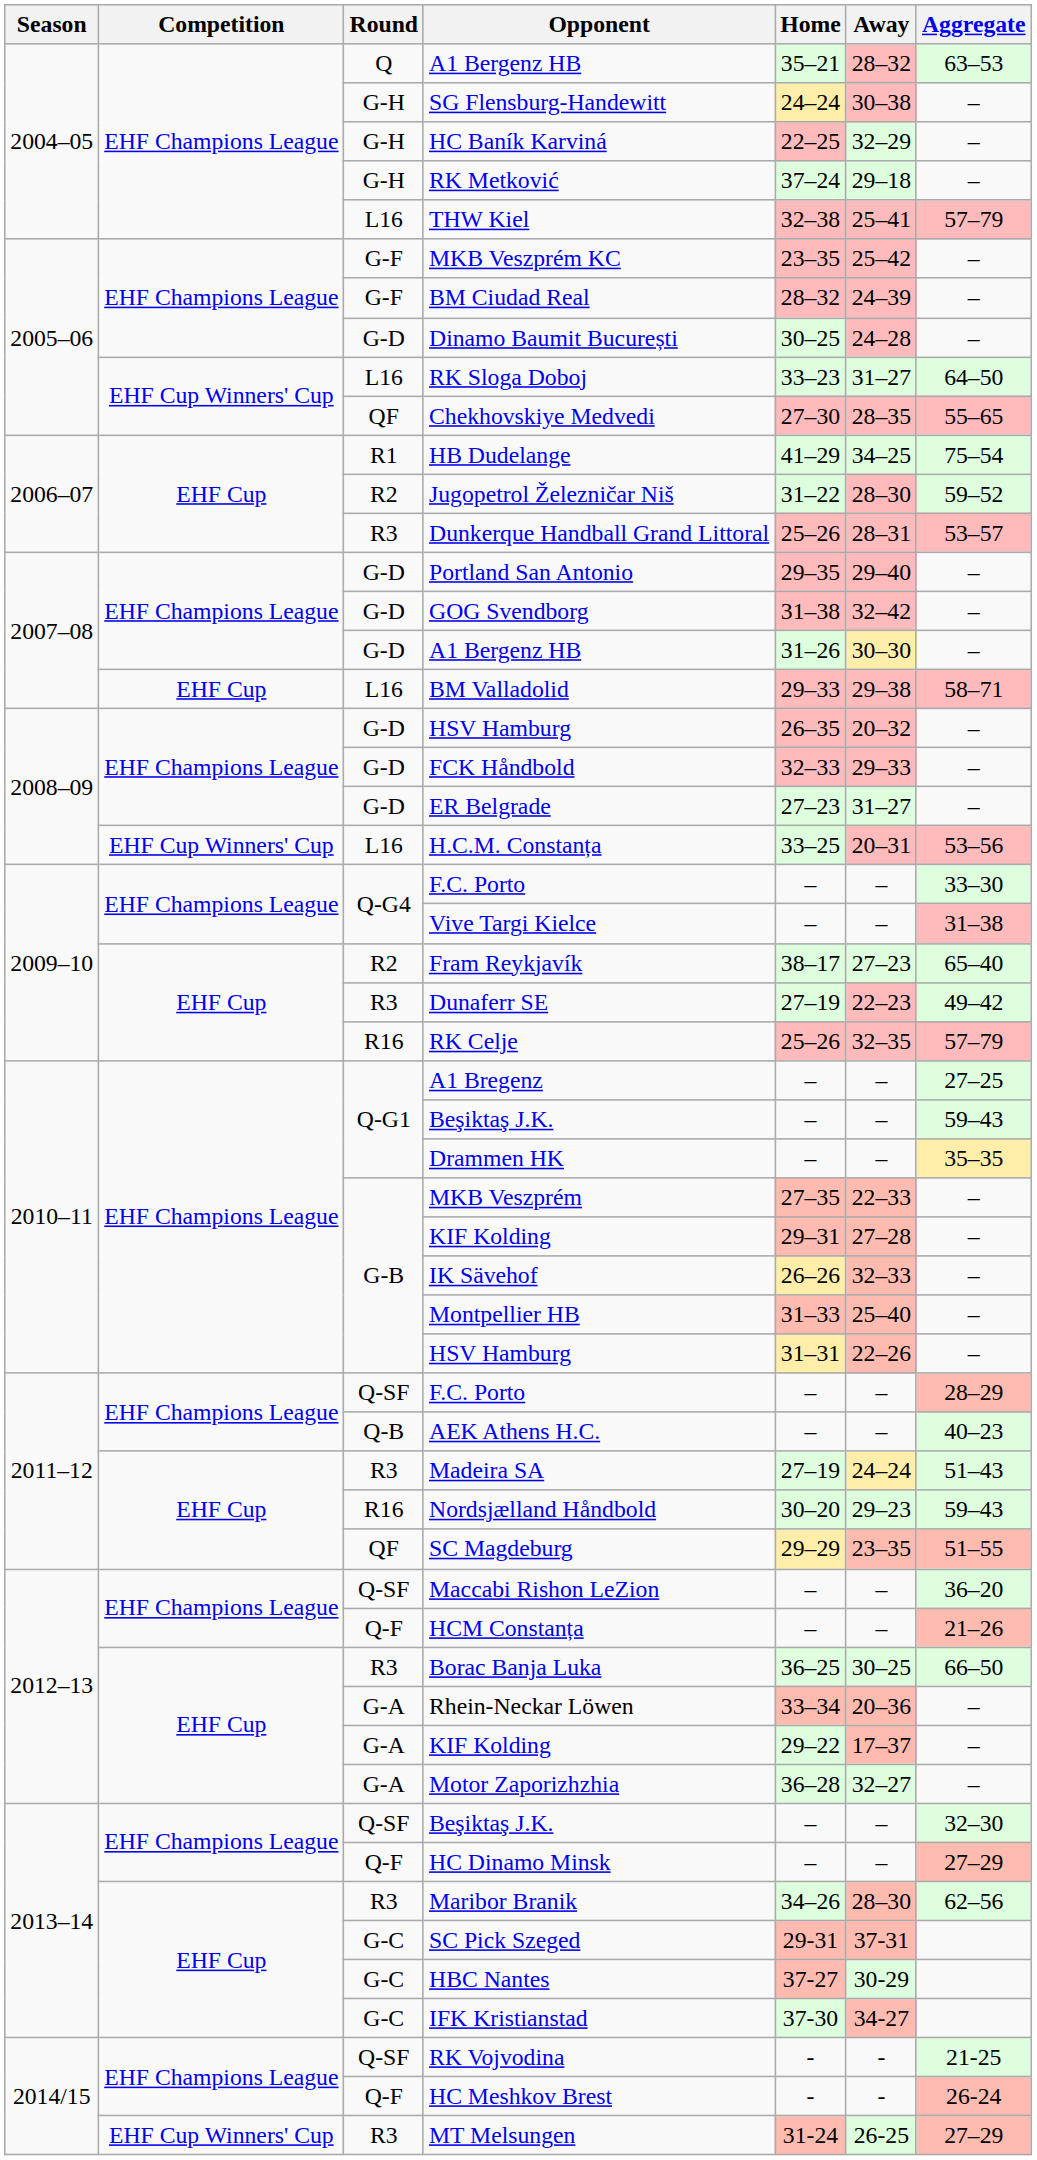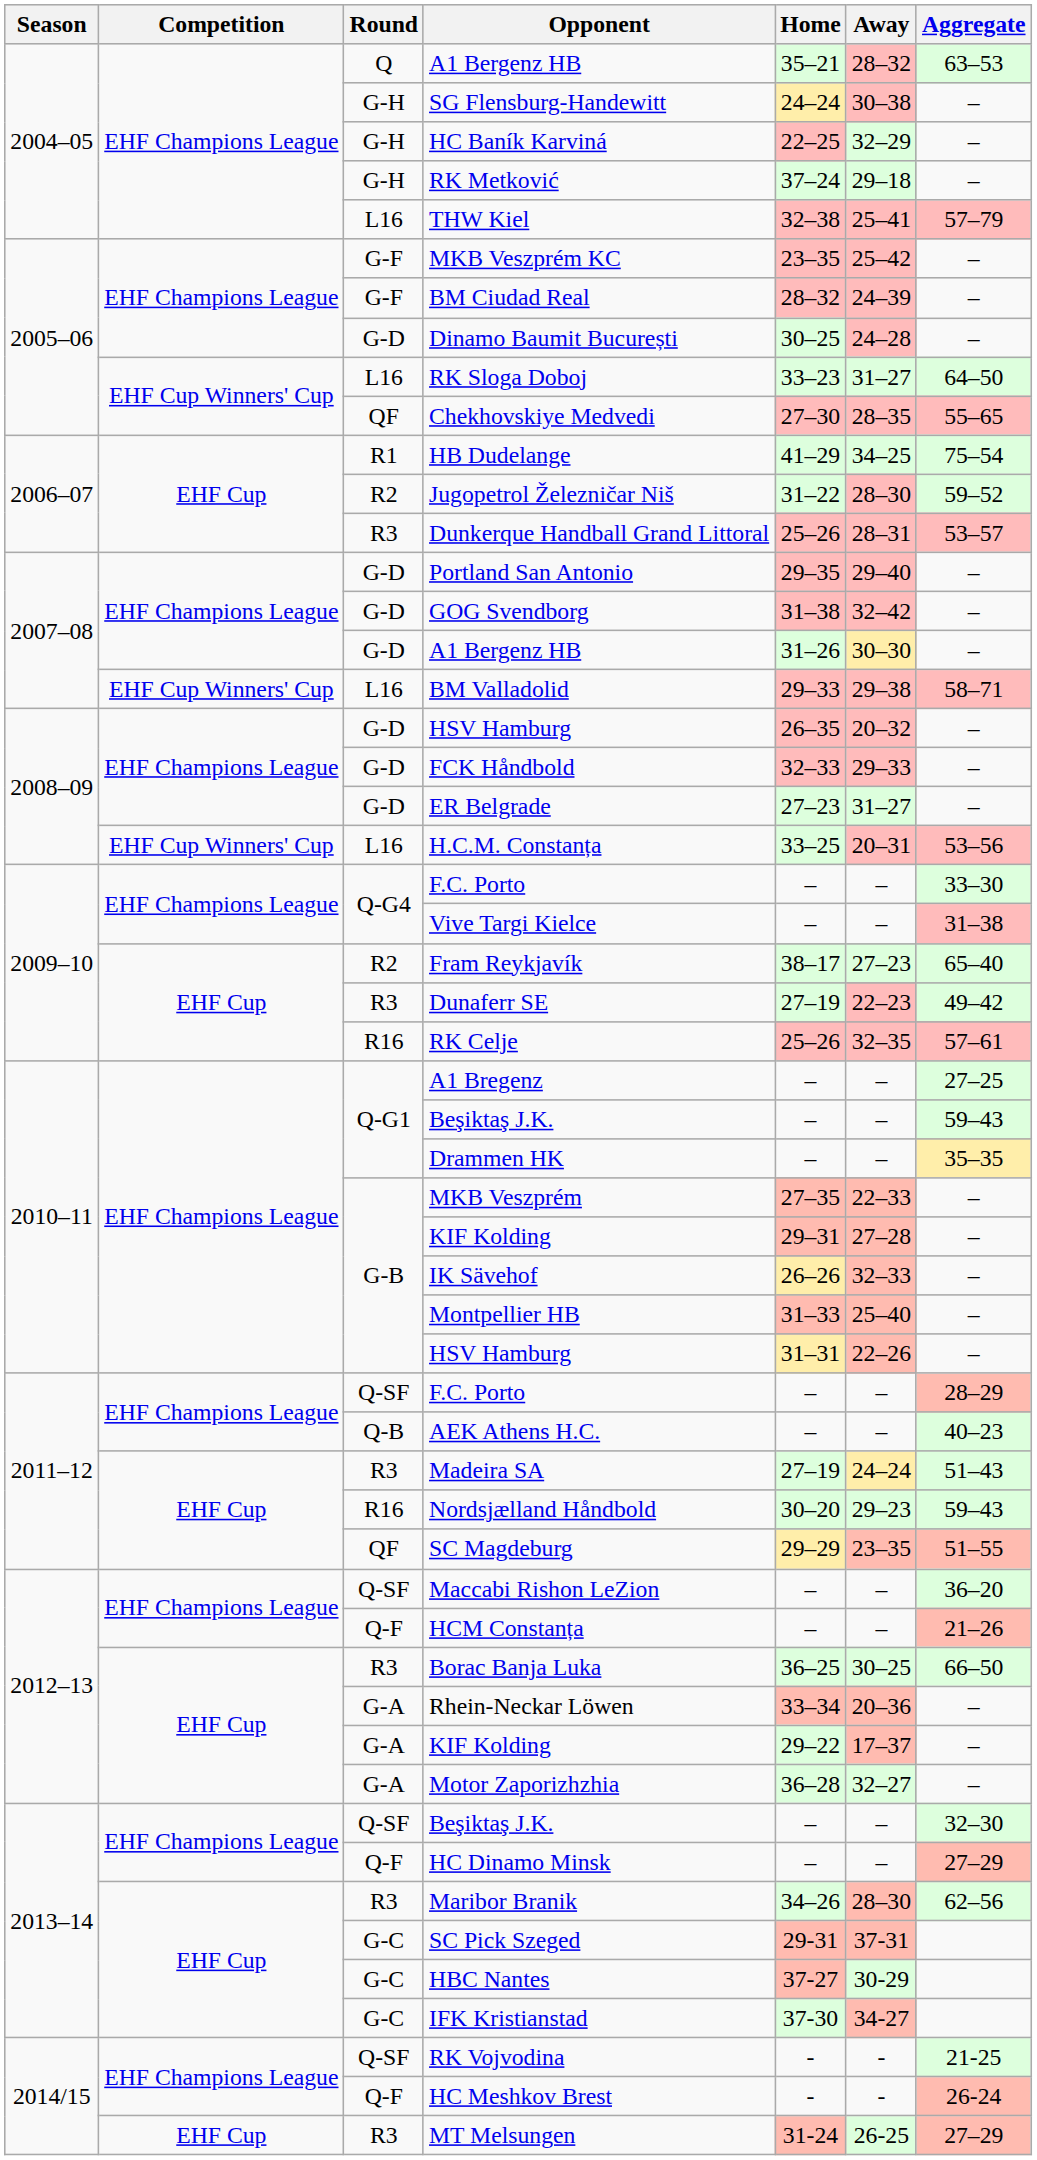(221, 688) EHF Cup -> (221, 688) EHF Cup Winners' Cup
(974, 1040) 57–79 -> (974, 1040) 57–61
(221, 2135) EHF Cup Winners' Cup -> (221, 2135) EHF Cup
